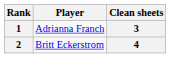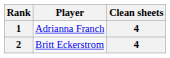(136, 28) 3 -> (136, 28) 4
